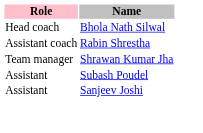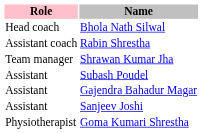+ row: (139, 90)
+ row: (134, 122)
